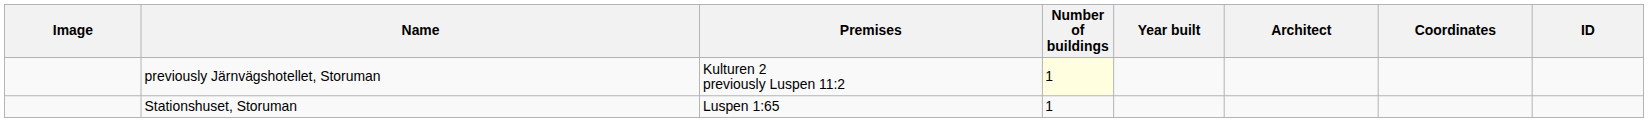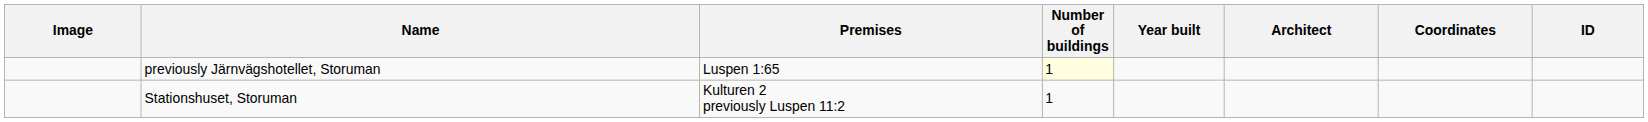(774, 76) Kulturen 2 previously Luspen 11:2 -> (741, 68) Luspen 1:65
(741, 106) Luspen 1:65 -> (774, 98) Kulturen 2 previously Luspen 11:2
